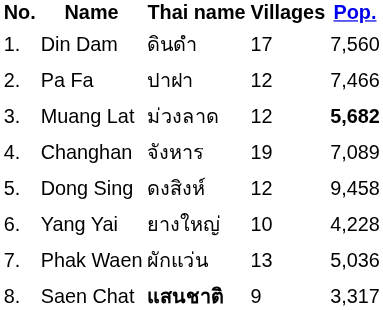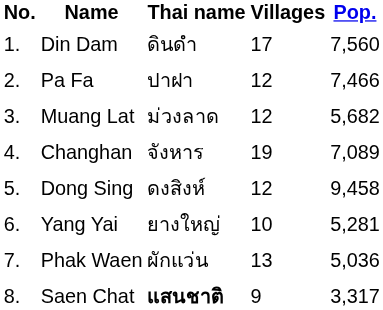(355, 116) bold -> (355, 116) normal
(355, 224) 4,228 -> (355, 224) 5,281
